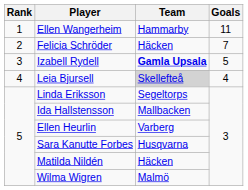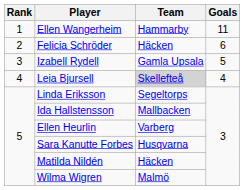(226, 45) 7 -> (223, 45) 6
(172, 62) bold -> (171, 62) normal
